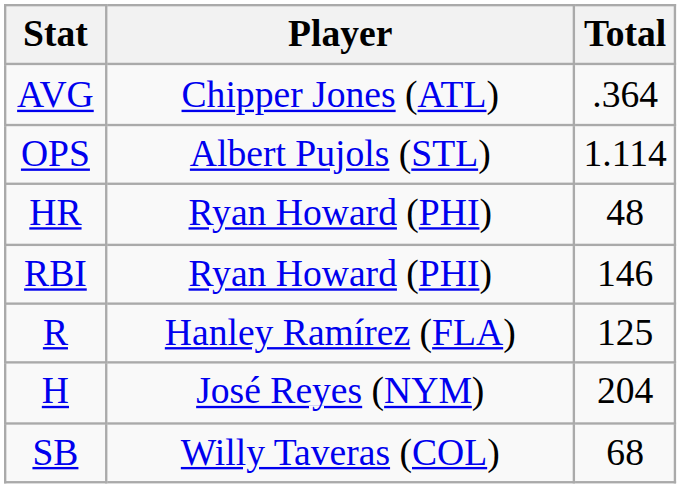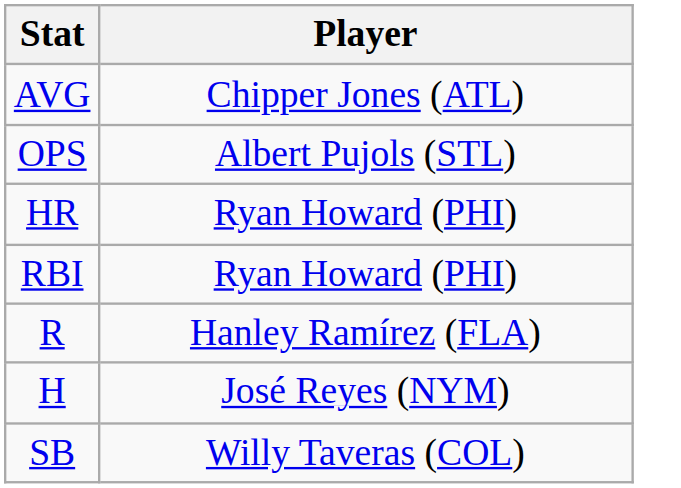- column: (625, 34)
